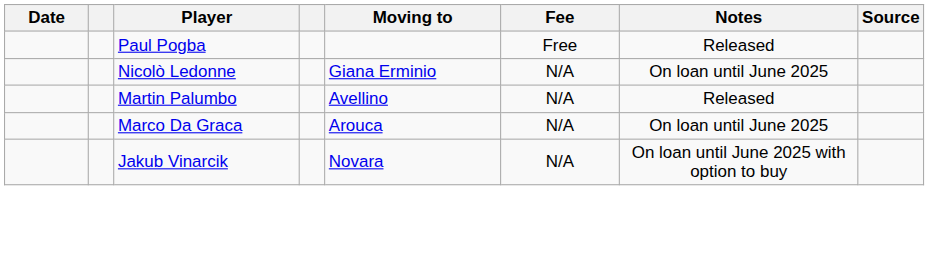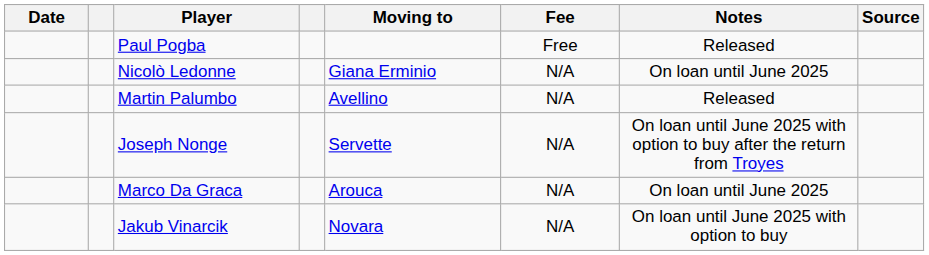+ row: (173, 144)
